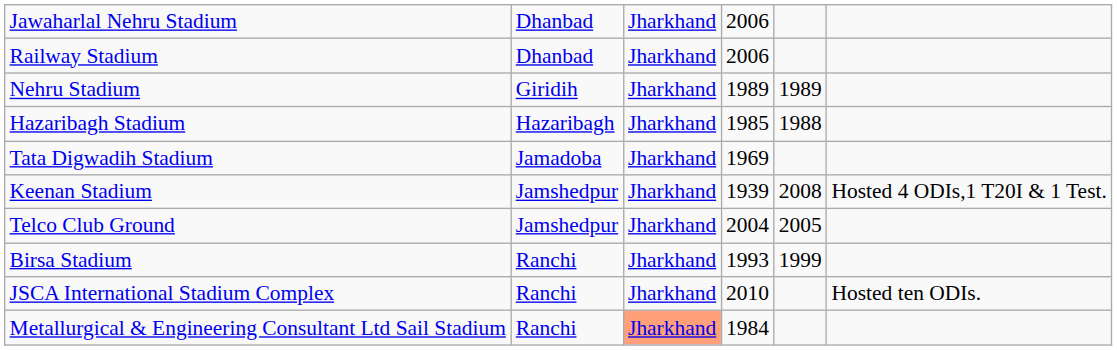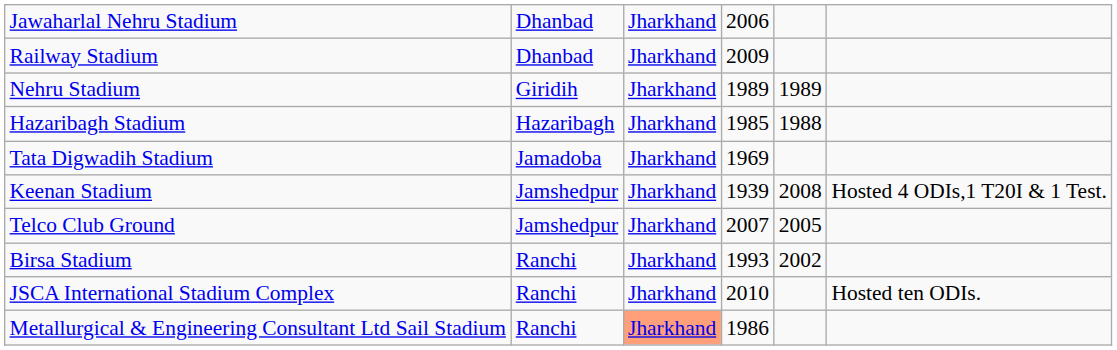(747, 55) 2006 -> (747, 55) 2009
(747, 225) 2004 -> (747, 225) 2007
(800, 259) 1999 -> (800, 259) 2002
(747, 327) 1984 -> (747, 327) 1986
